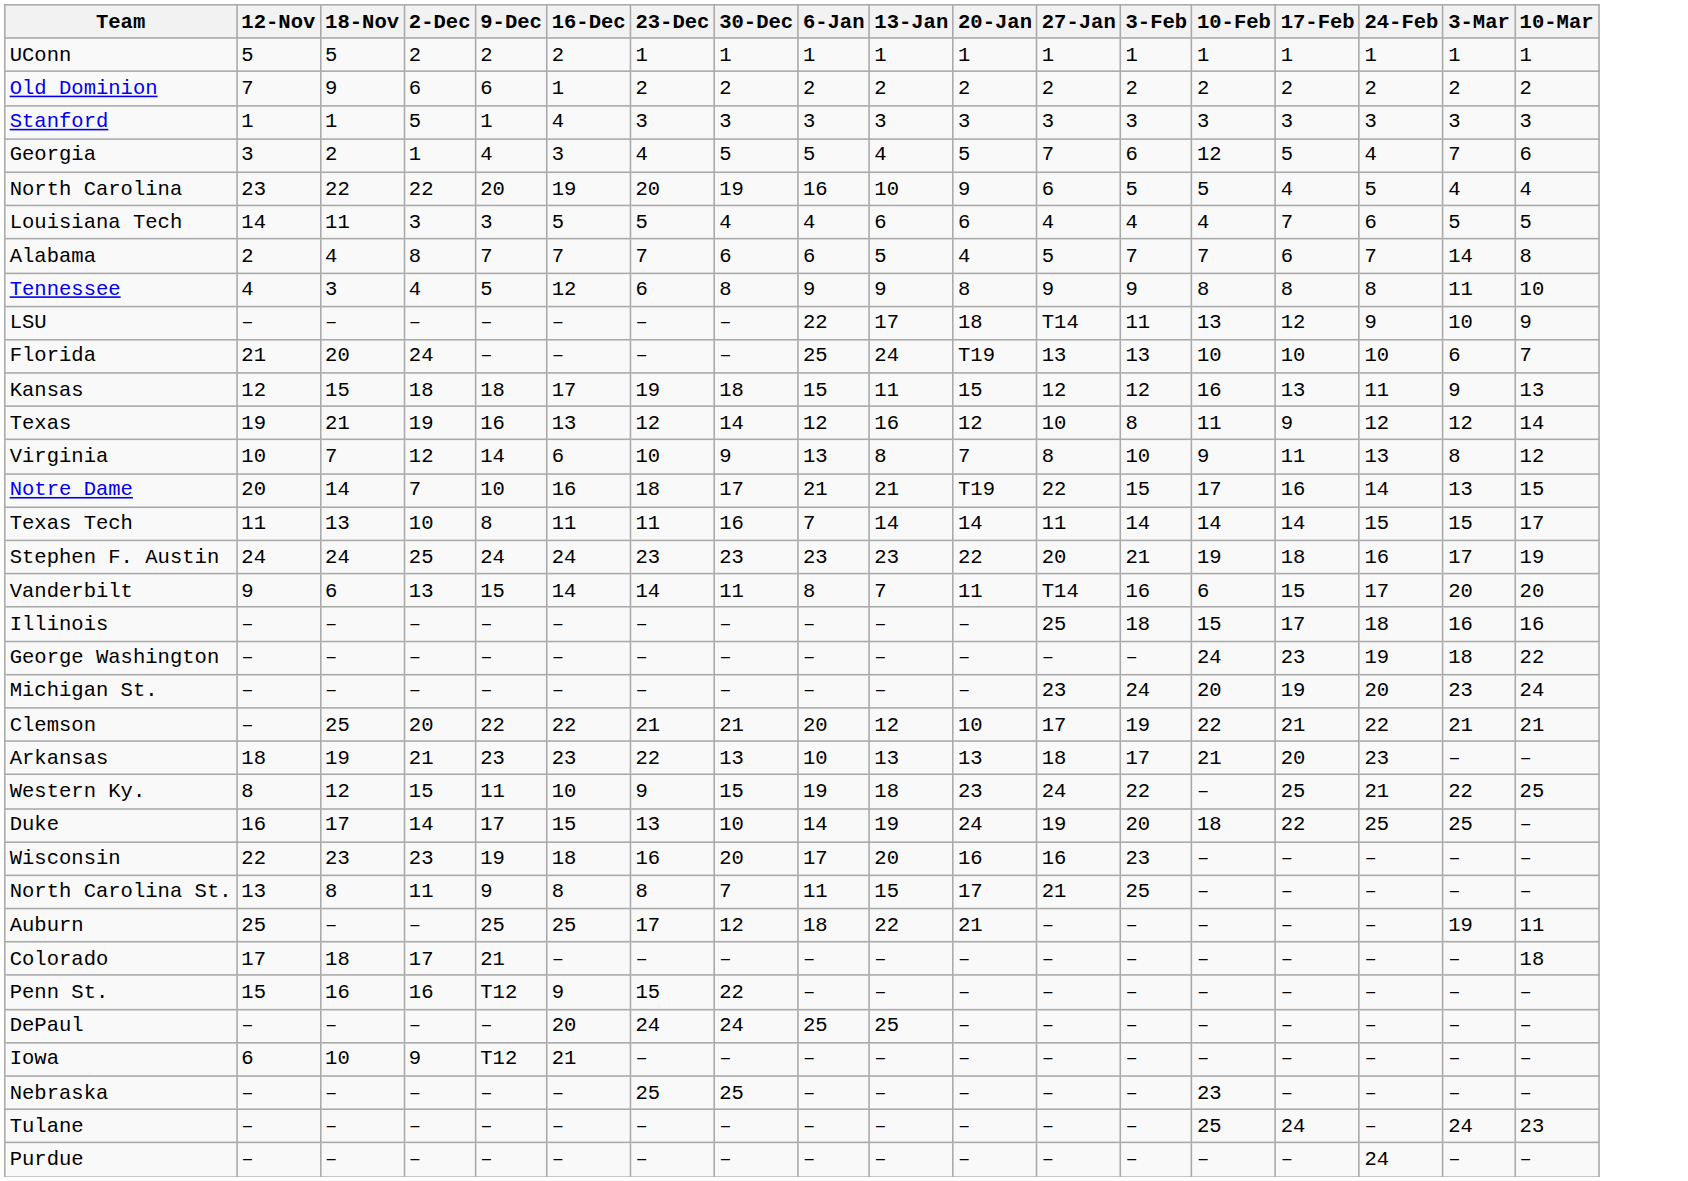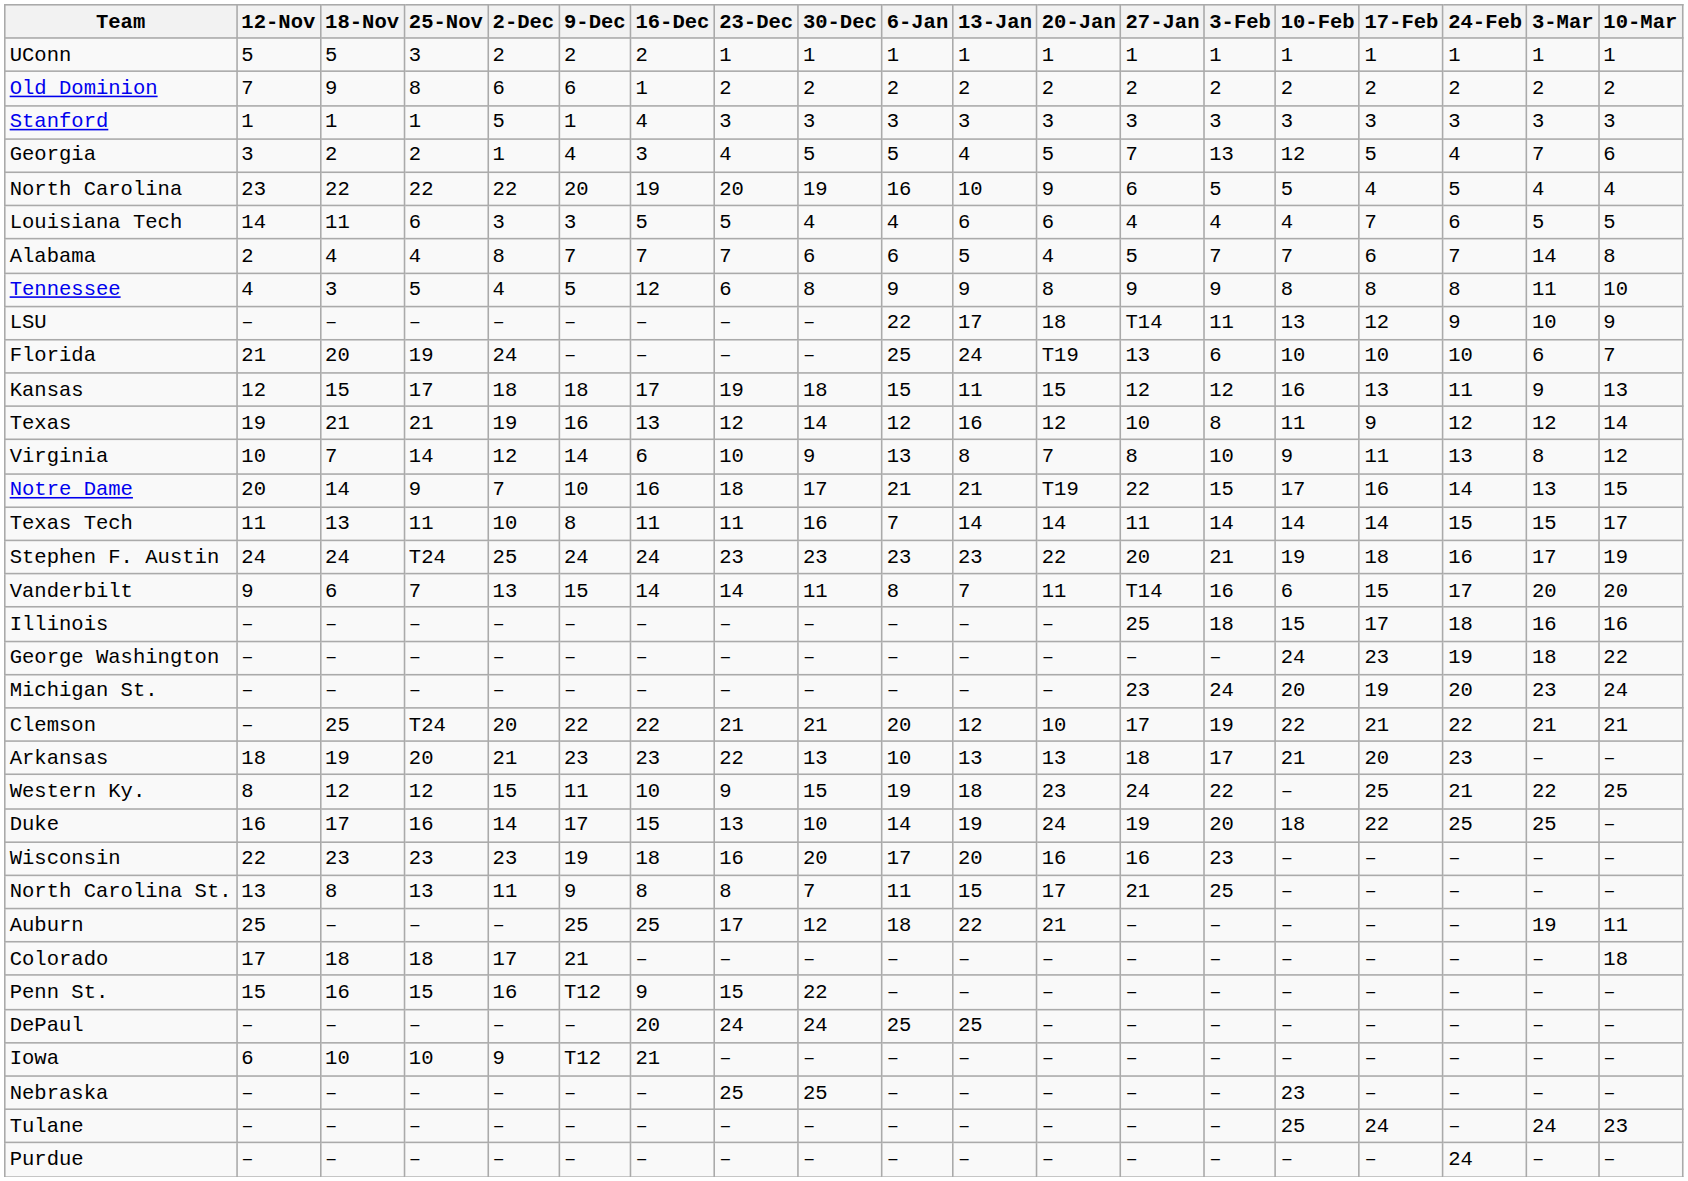+ column: (446, 22)
(1132, 155) 6 -> (1222, 155) 13
(1138, 356) 13 -> (1215, 356) 6
